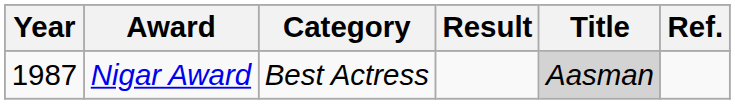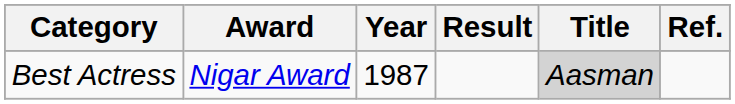columns swapped: (44, 27) <-> (347, 27)
